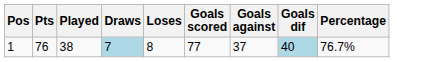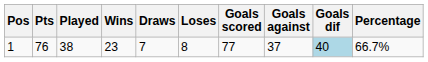+ column: (119, 20)
(108, 47) lightblue background -> (142, 47) no background
(338, 47) 76.7% -> (372, 47) 66.7%
